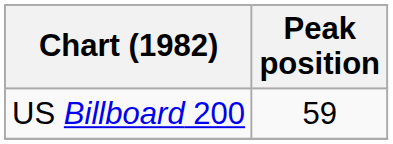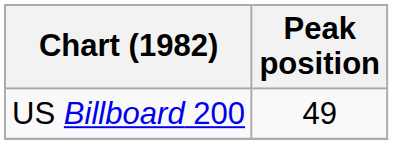(320, 113) 59 -> (320, 113) 49
